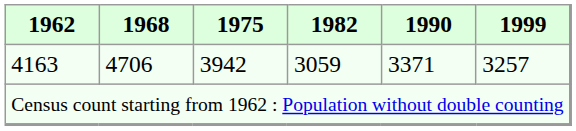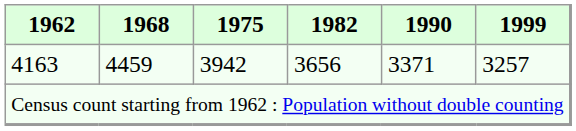(129, 64) 4706 -> (129, 64) 4459
(317, 64) 3059 -> (317, 64) 3656
